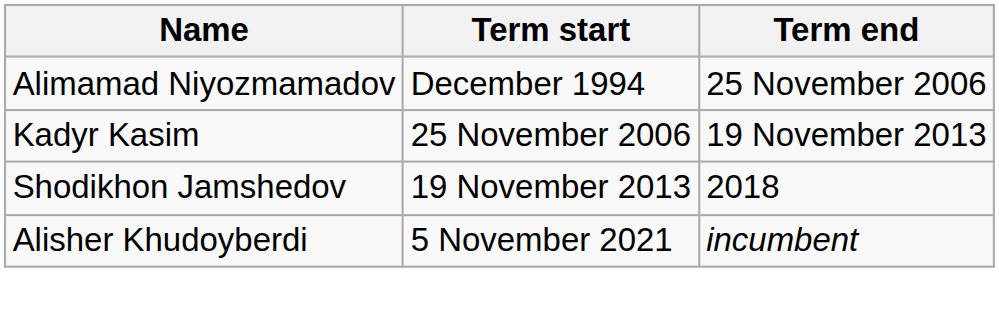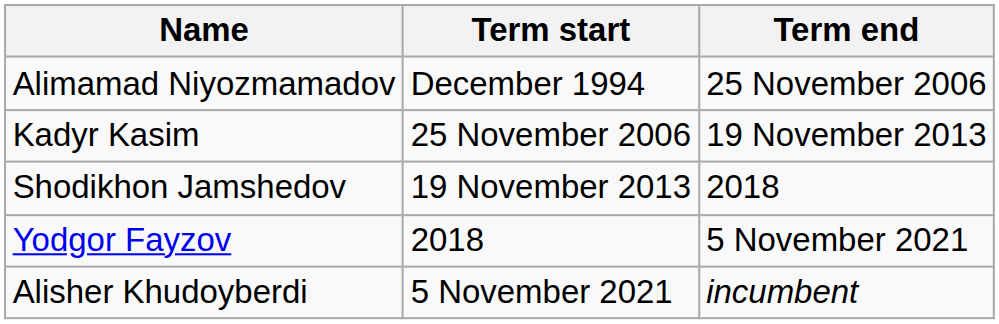+ row: (122, 239)
